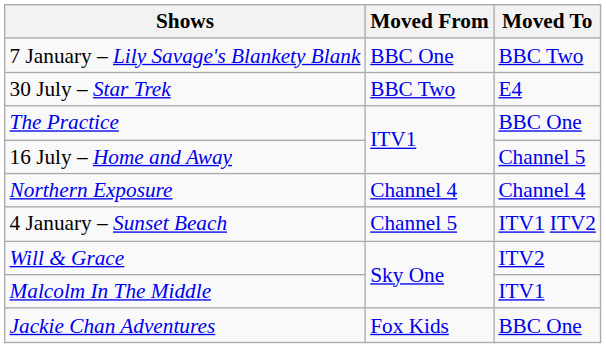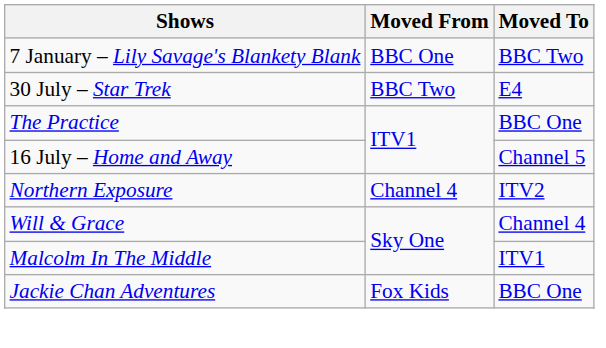(542, 190) Channel 4 -> (521, 190) ITV2
- row: (118, 223)
(521, 257) ITV2 -> (542, 223) Channel 4
